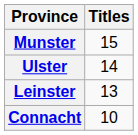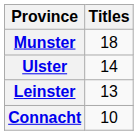(109, 42) 15 -> (109, 42) 18
